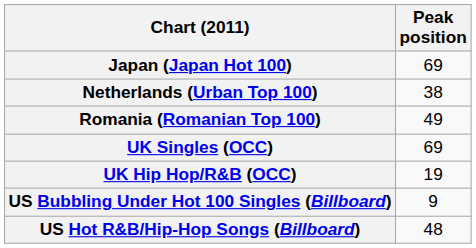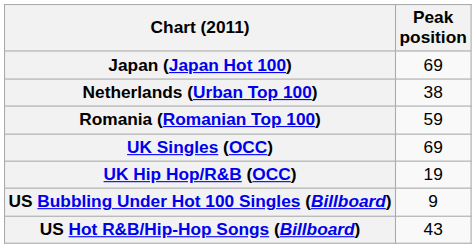(433, 119) 49 -> (433, 119) 59
(433, 229) 48 -> (433, 229) 43
